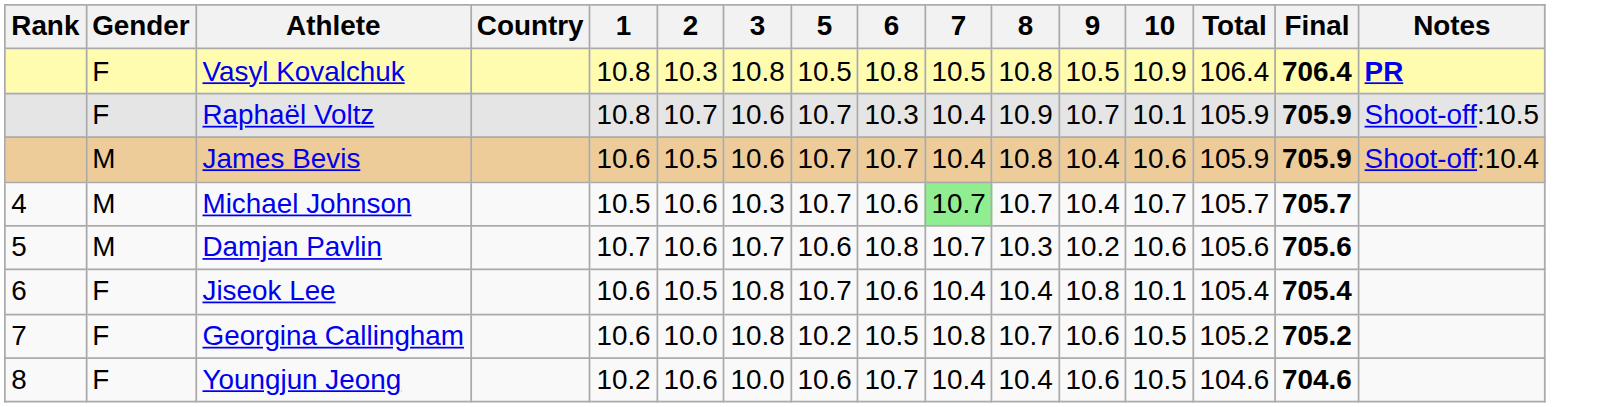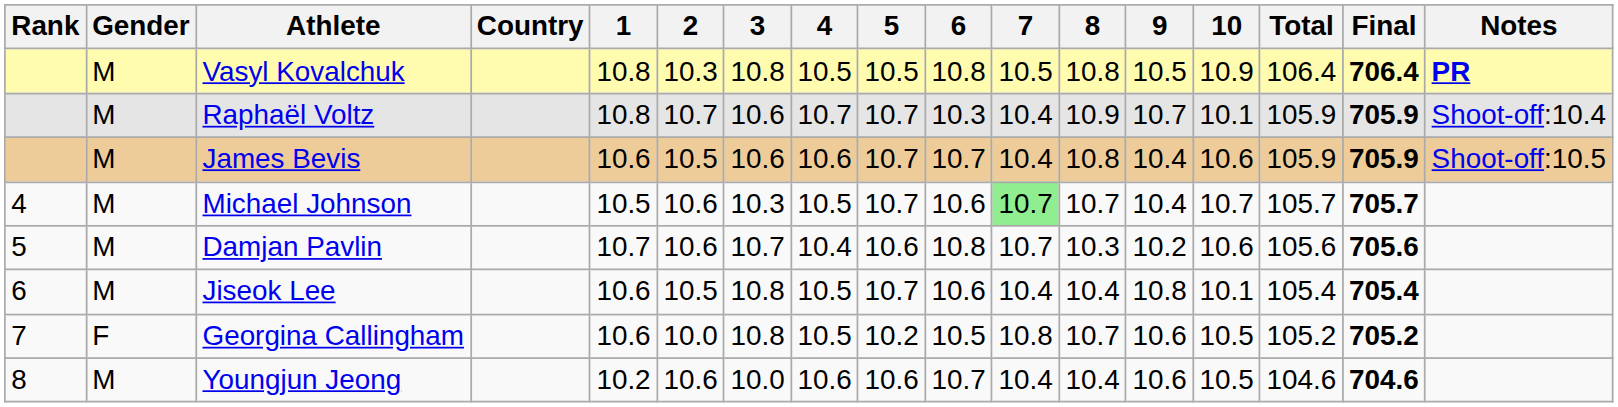+ column: (825, 26)
(101, 70) F -> (104, 70) M
(101, 114) F -> (104, 114) M
(1452, 114) Shoot-off:10.5 -> (1519, 114) Shoot-off:10.4
(1452, 159) Shoot-off:10.4 -> (1519, 159) Shoot-off:10.5
(101, 291) F -> (104, 291) M
(101, 379) F -> (104, 379) M
